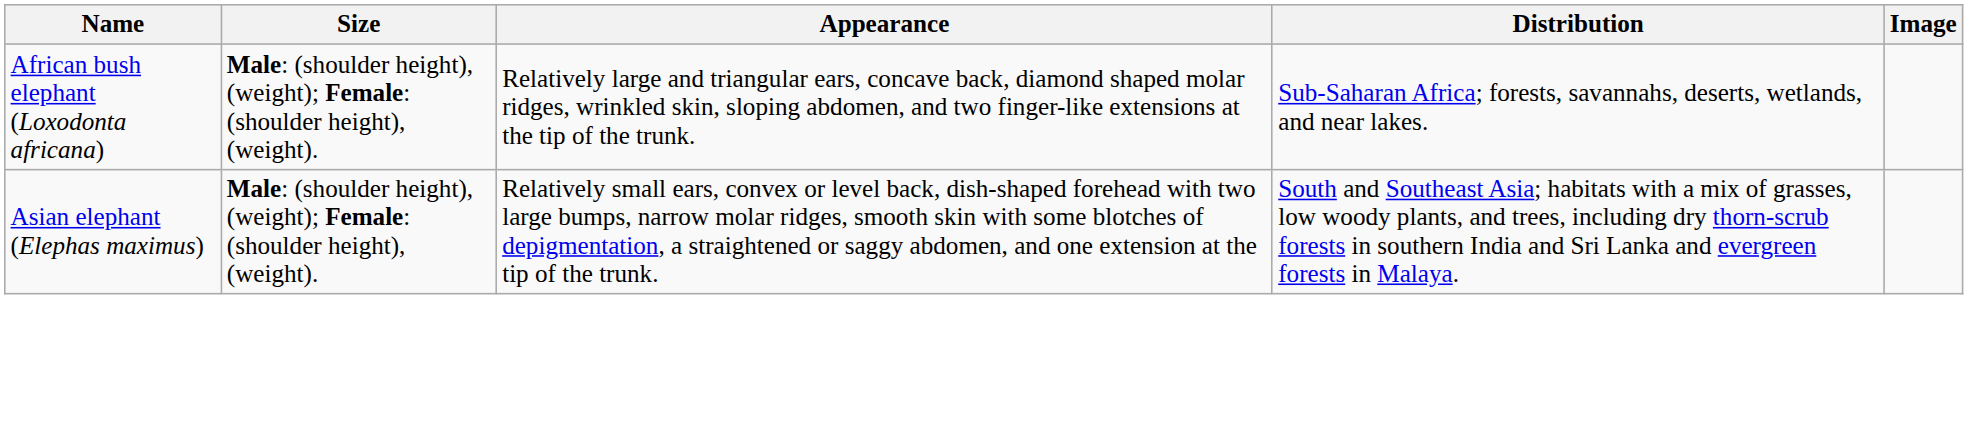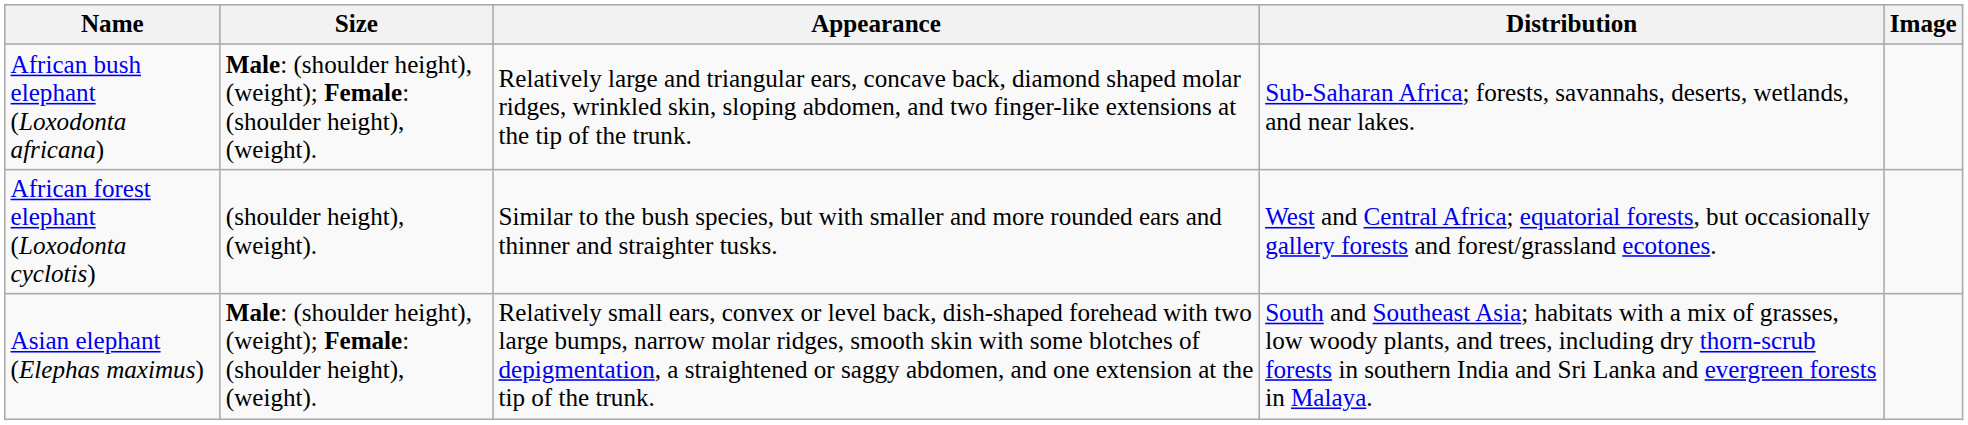+ row: (81, 231)
